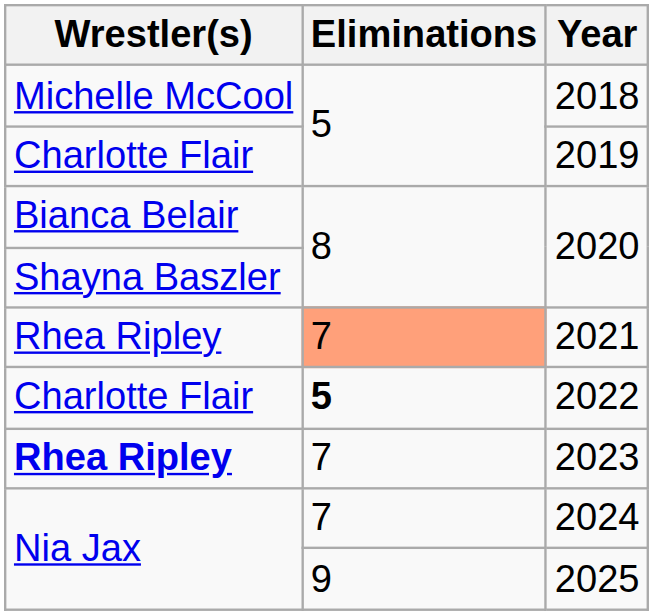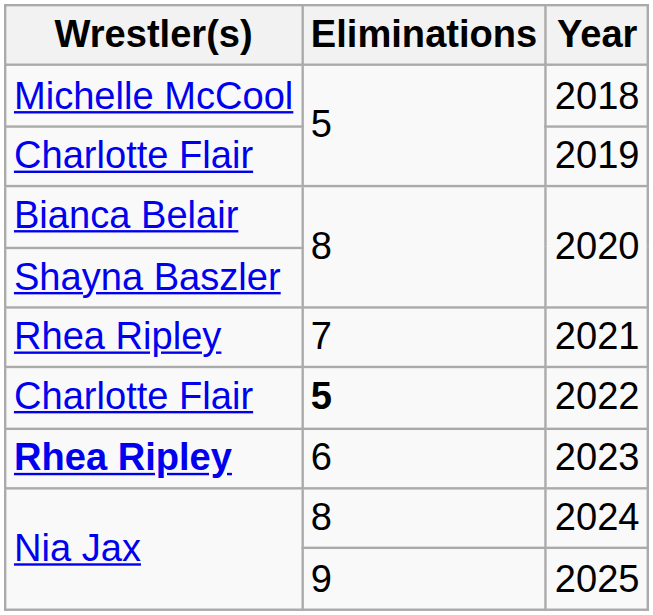(321, 336) lightsalmon background -> (321, 336) no background
(321, 457) 7 -> (321, 457) 6
(321, 517) 7 -> (321, 517) 8
